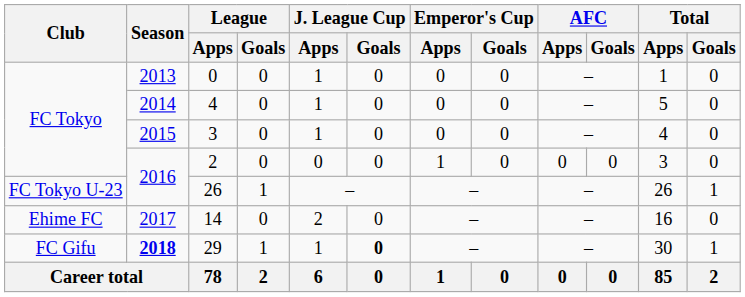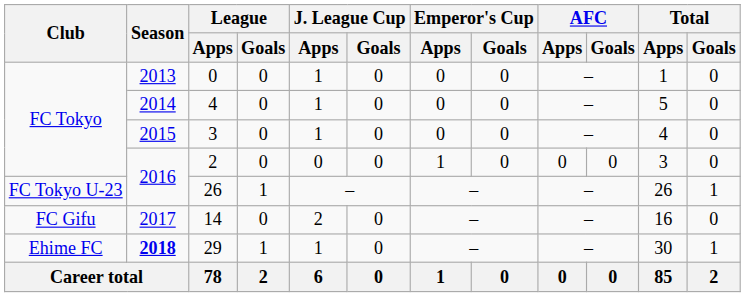(66, 219) Ehime FC -> (66, 219) FC Gifu
(66, 248) FC Gifu -> (66, 248) Ehime FC
(379, 248) bold -> (379, 248) normal
